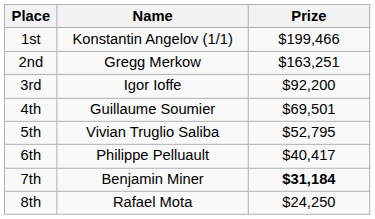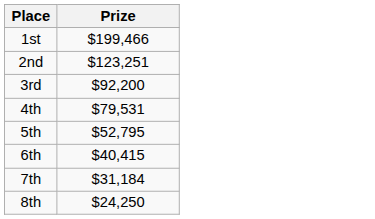- column: (153, 16)
(309, 62) $163,251 -> (118, 62) $123,251
(309, 109) $69,501 -> (118, 109) $79,531
(309, 156) $40,417 -> (118, 156) $40,415
(309, 179) bold -> (118, 179) normal
